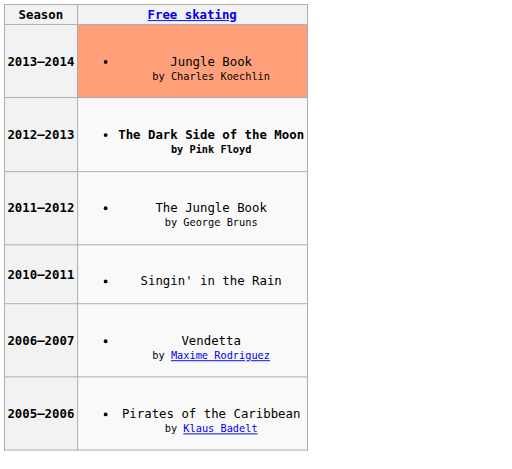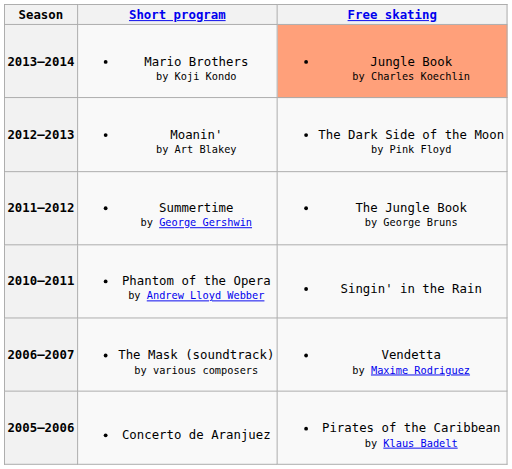+ column: (177, 15)
(192, 142) bold -> (392, 142) normal
